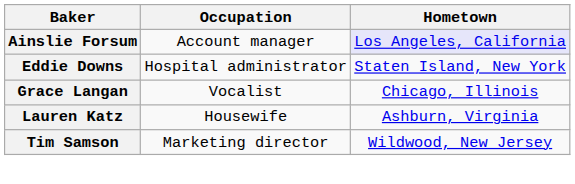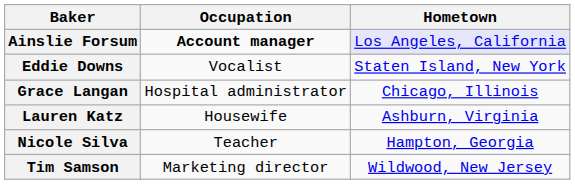(246, 42) normal -> (246, 42) bold
(246, 67) Hospital administrator -> (246, 67) Vocalist
(246, 92) Vocalist -> (246, 92) Hospital administrator
+ row: (73, 142)
